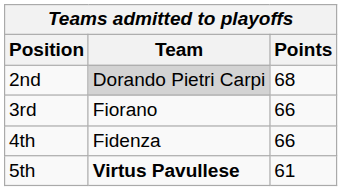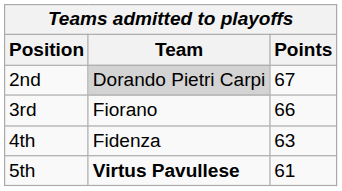(285, 79) 68 -> (285, 79) 67
(285, 140) 66 -> (285, 140) 63
